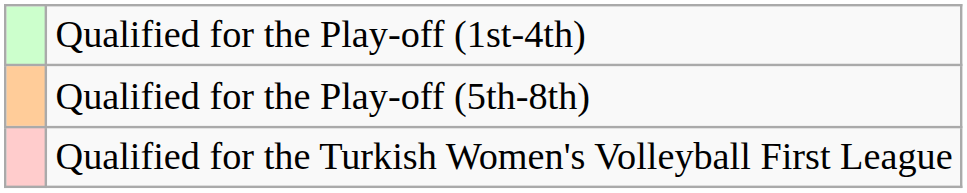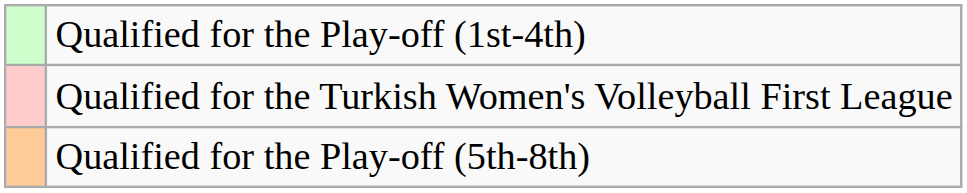rows swapped: (323, 95) <-> (504, 156)
